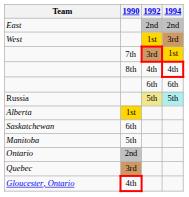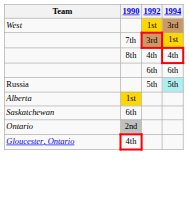- row: (14, 25)
(152, 98) khaki background -> (152, 84) no background
- row: (23, 140)
- row: (19, 168)
